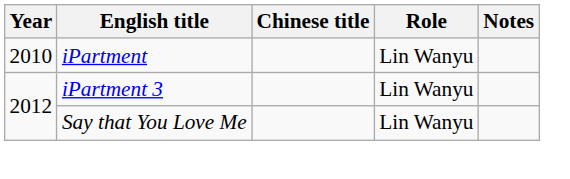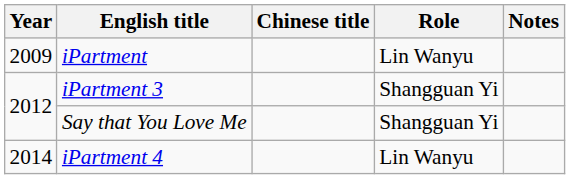(31, 55) 2010 -> (31, 55) 2009
(426, 88) Lin Wanyu -> (439, 88) Shangguan Yi
(426, 122) Lin Wanyu -> (439, 122) Shangguan Yi
+ row: (112, 156)
